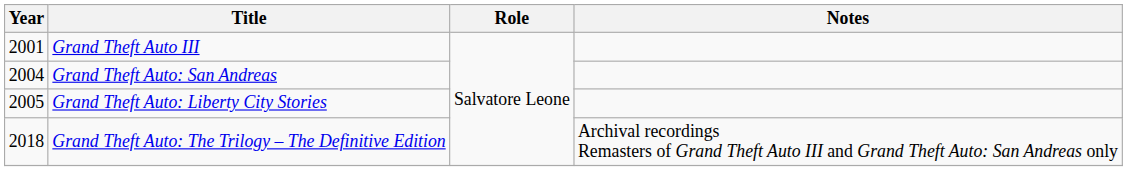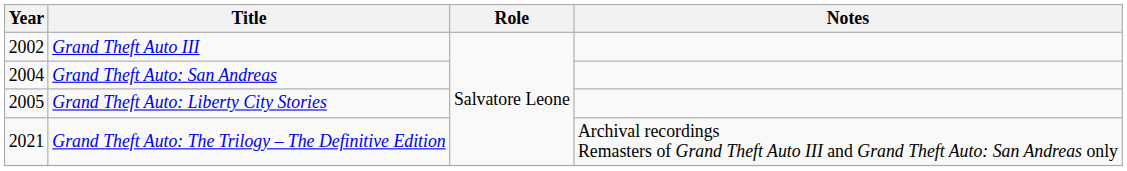(26, 46) 2001 -> (26, 46) 2002
(26, 141) 2018 -> (26, 141) 2021
